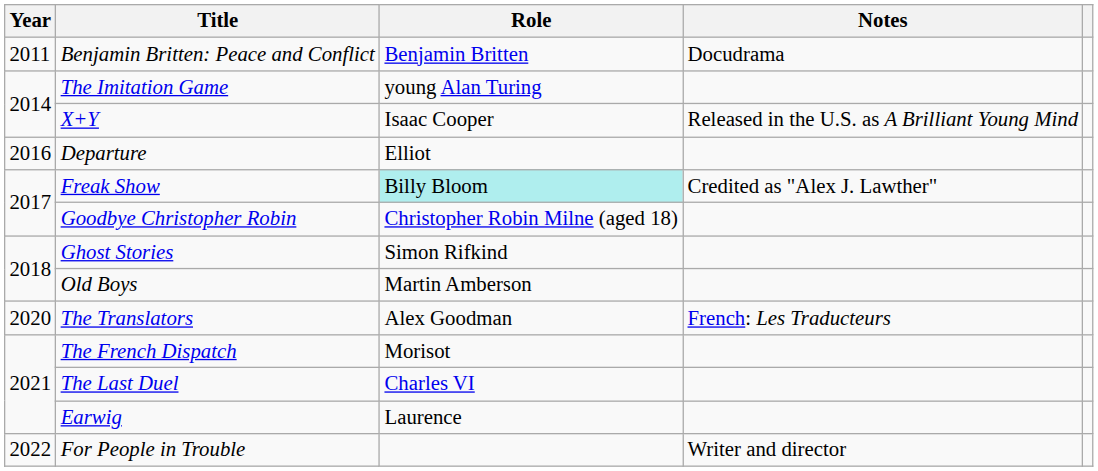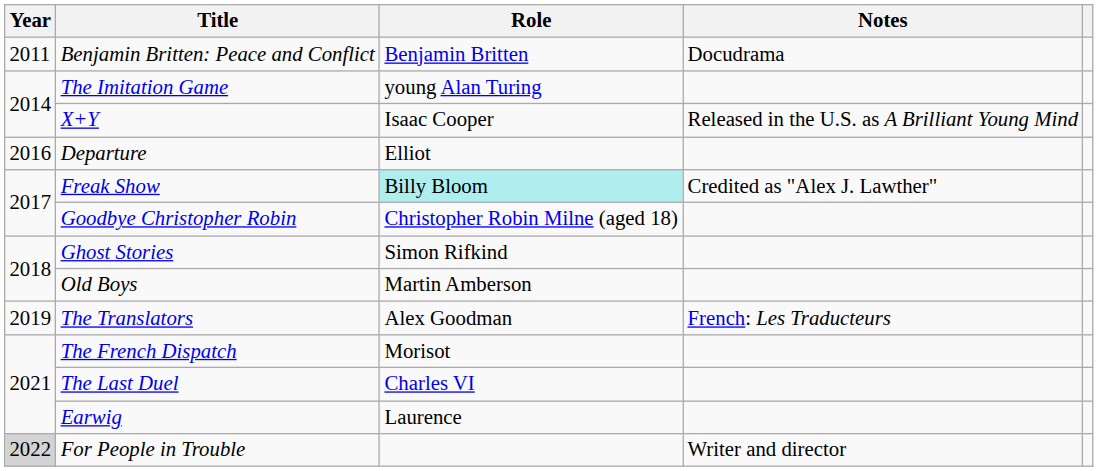(30, 317) 2020 -> (30, 317) 2019
(30, 449) no background -> (30, 449) lightgrey background
